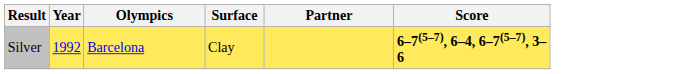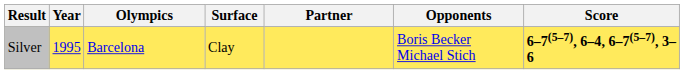+ column: (459, 15)
(67, 47) 1992 -> (67, 47) 1995
